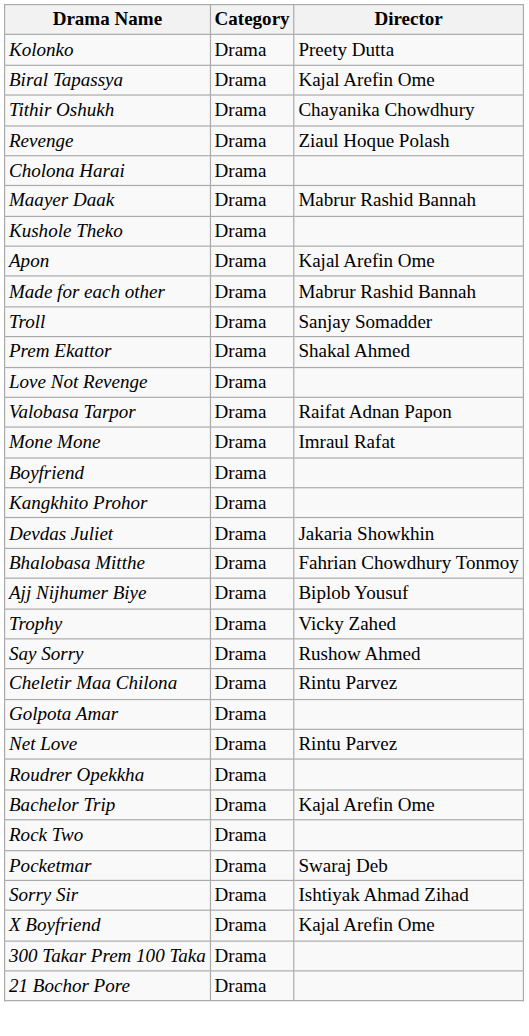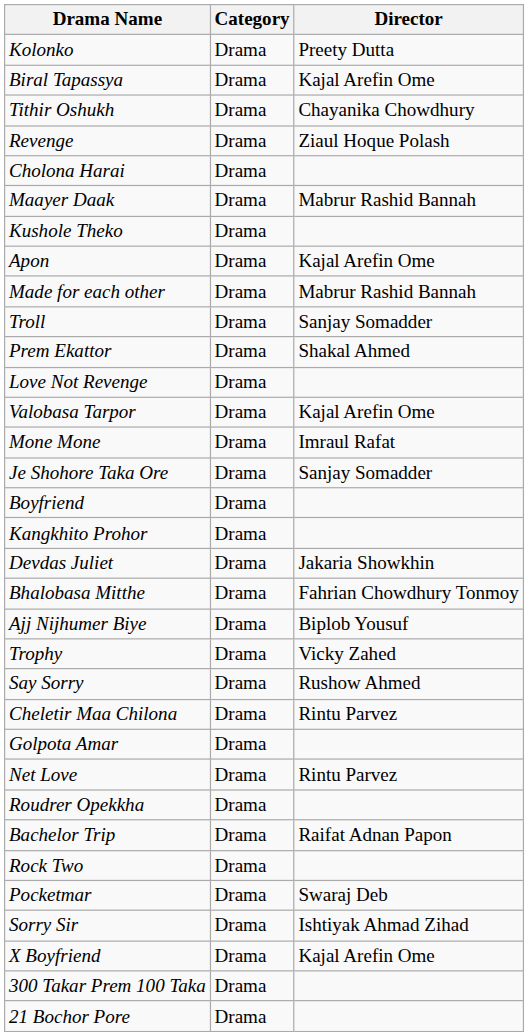(375, 412) Raifat Adnan Papon -> (367, 412) Kajal Arefin Ome
+ row: (89, 472)
(367, 804) Kajal Arefin Ome -> (375, 834) Raifat Adnan Papon
